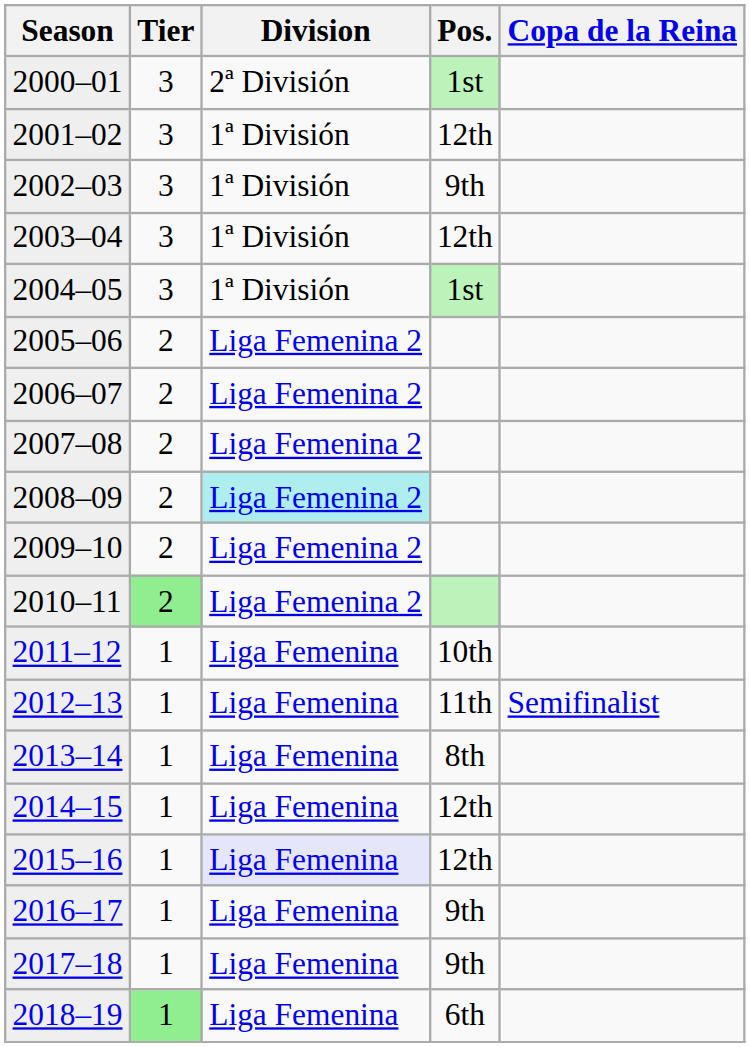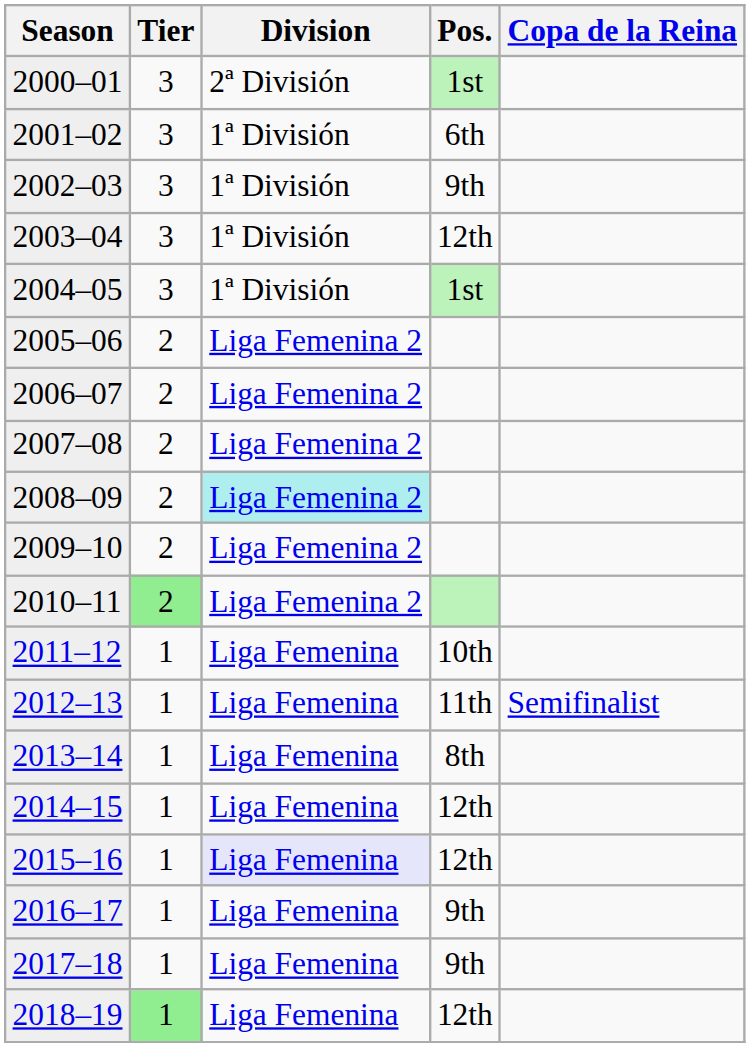(465, 133) 12th -> (465, 133) 6th
(465, 1014) 6th -> (465, 1014) 12th
